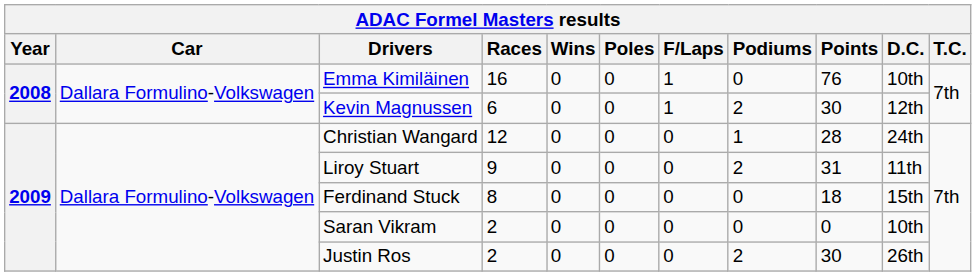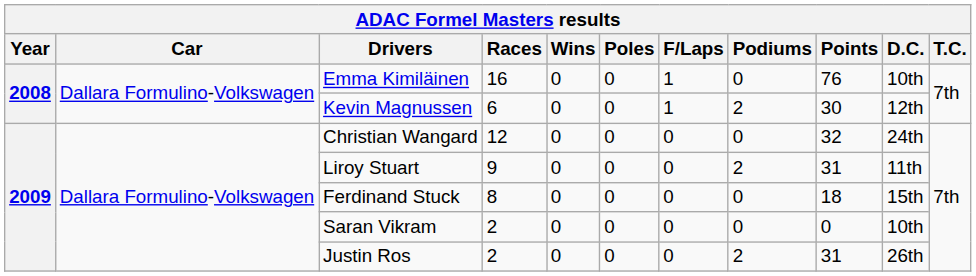(738, 137) 1 -> (738, 137) 0
(831, 137) 28 -> (831, 137) 32
(831, 256) 30 -> (831, 256) 31
